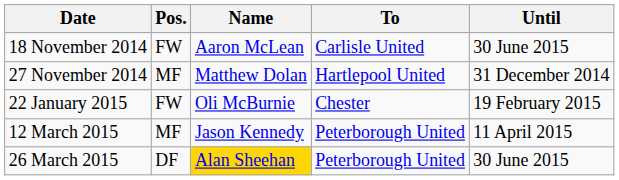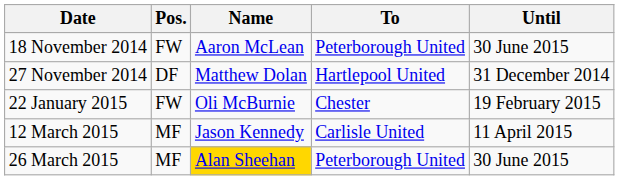(370, 47) Carlisle United -> (390, 47) Peterborough United
(168, 75) MF -> (167, 75) DF
(390, 132) Peterborough United -> (370, 132) Carlisle United
(167, 160) DF -> (168, 160) MF
